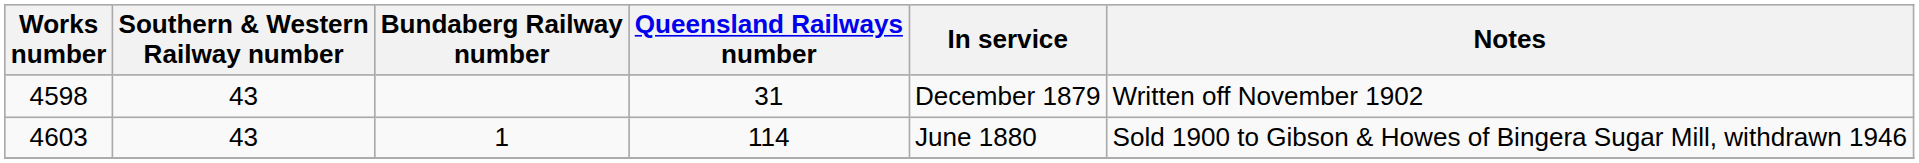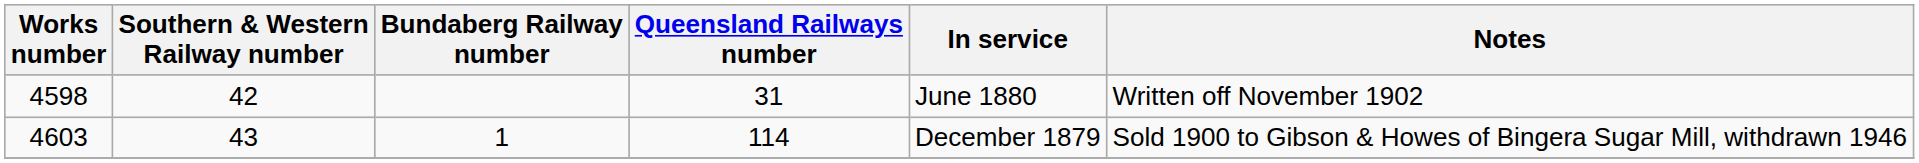(244, 95) 43 -> (244, 95) 42
(1008, 95) December 1879 -> (976, 95) June 1880
(976, 137) June 1880 -> (1008, 137) December 1879
